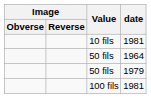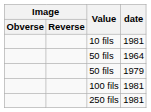+ row: (104, 101)
